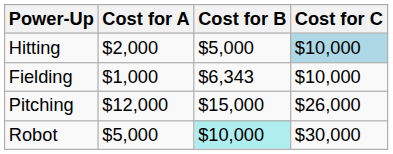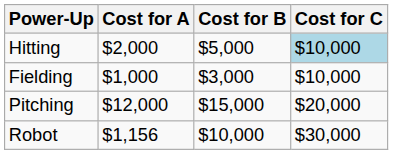(226, 76) $6,343 -> (226, 76) $3,000
(328, 105) $26,000 -> (328, 105) $20,000
(130, 134) $5,000 -> (130, 134) $1,156
(231, 134) paleturquoise background -> (231, 134) no background
